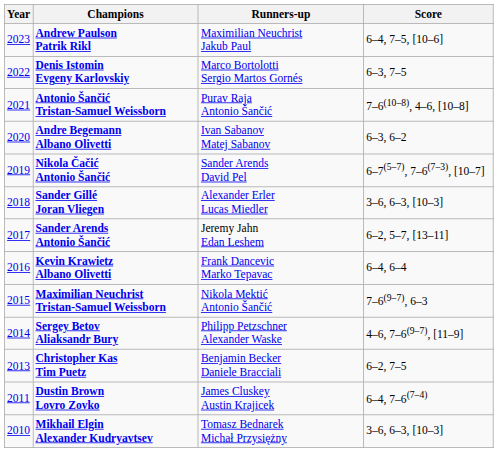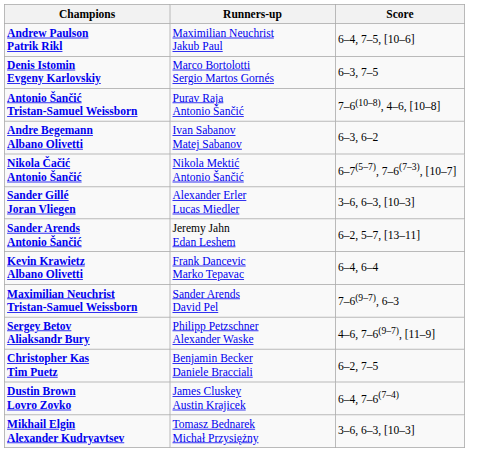- column: (19, 14)
(235, 170) Sander Arends David Pel -> (208, 170) Nikola Mektić Antonio Šančić
(237, 300) Nikola Mektić Antonio Šančić -> (206, 300) Sander Arends David Pel
